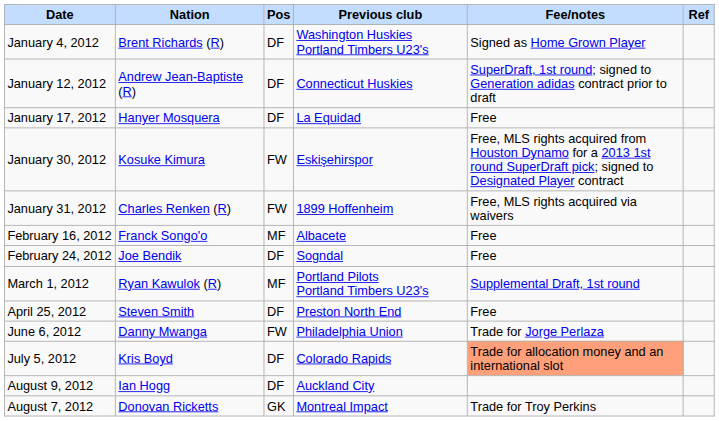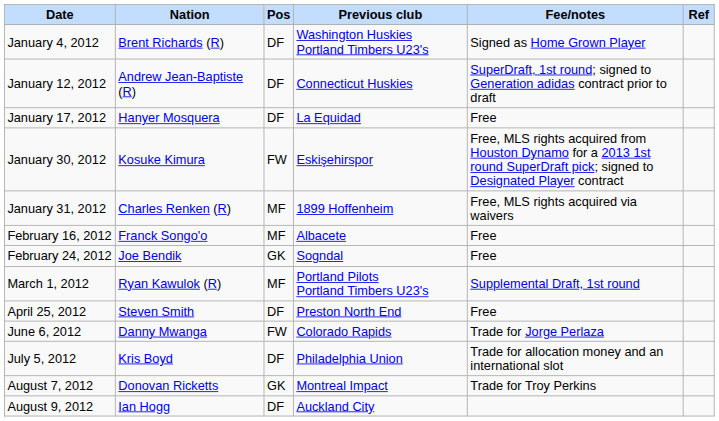(277, 209) FW -> (276, 209) MF
(276, 256) DF -> (276, 256) GK
(350, 331) Philadelphia Union -> (344, 331) Colorado Rapids
(344, 358) Colorado Rapids -> (350, 358) Philadelphia Union
(567, 358) lightsalmon background -> (567, 358) no background
rows swapped: (50, 406) <-> (50, 386)
